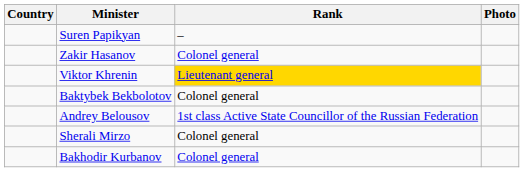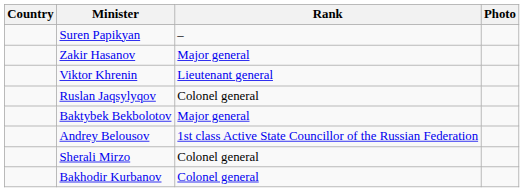(218, 55) Colonel general -> (213, 55) Major general
(225, 75) gold background -> (225, 75) no background
+ row: (108, 95)
(218, 95) Colonel general -> (213, 116) Major general
